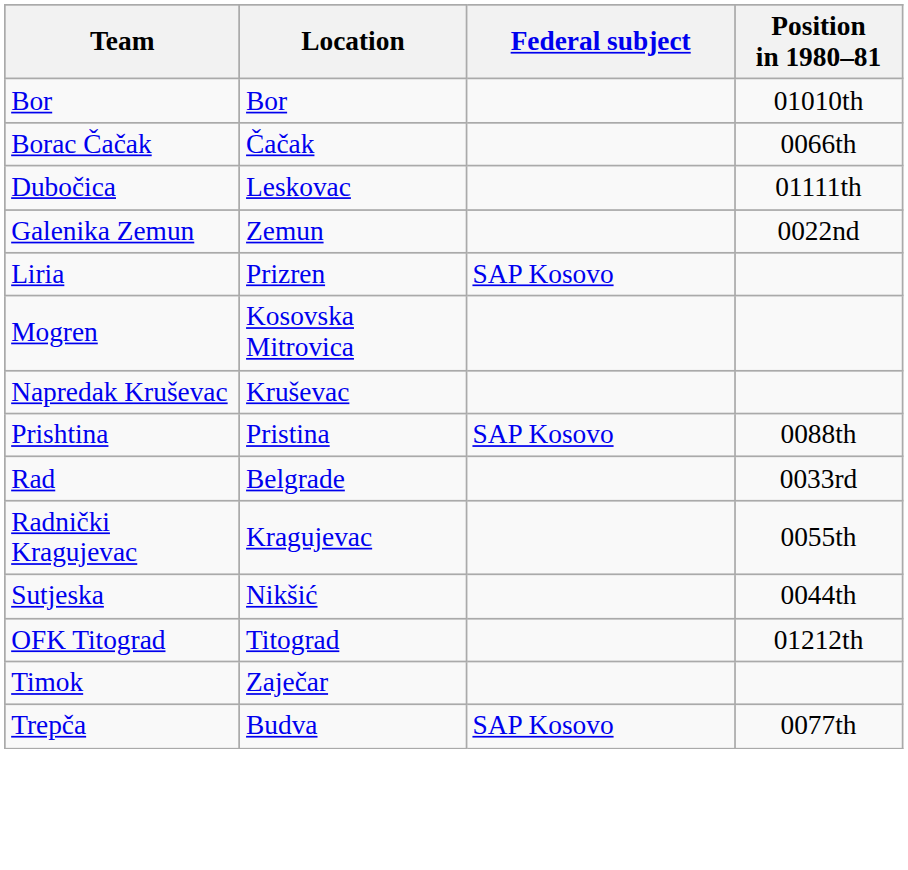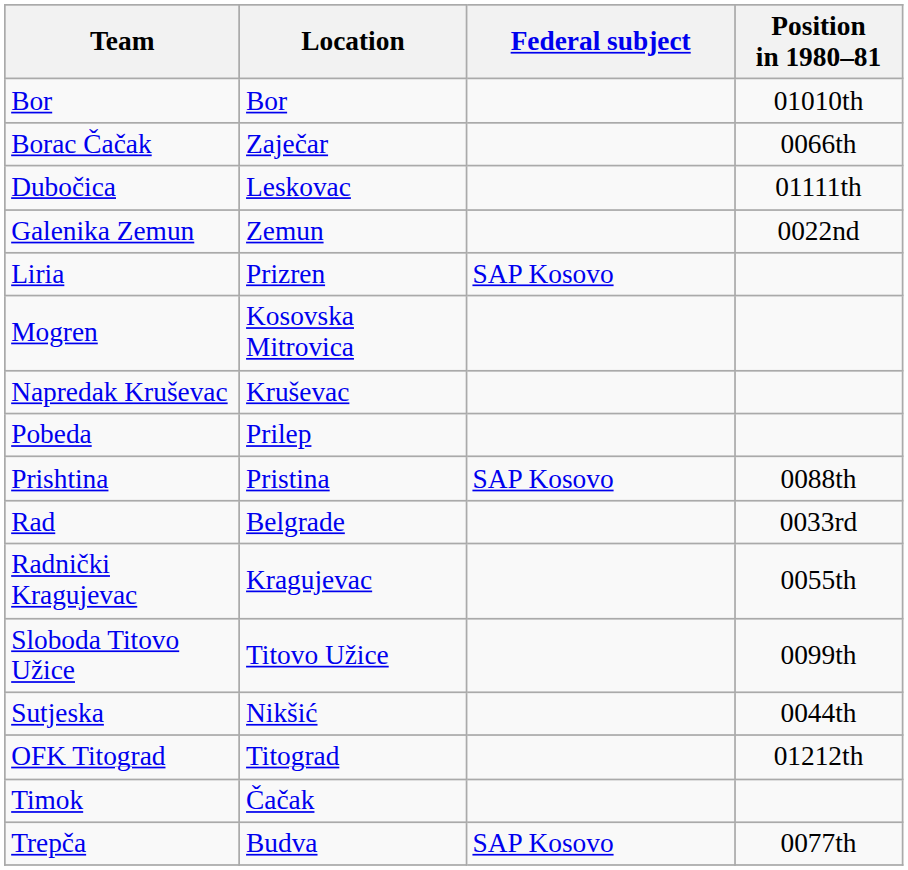(280, 143) Čačak -> (287, 143) Zaječar
+ row: (51, 434)
+ row: (95, 654)
(287, 682) Zaječar -> (280, 800) Čačak
